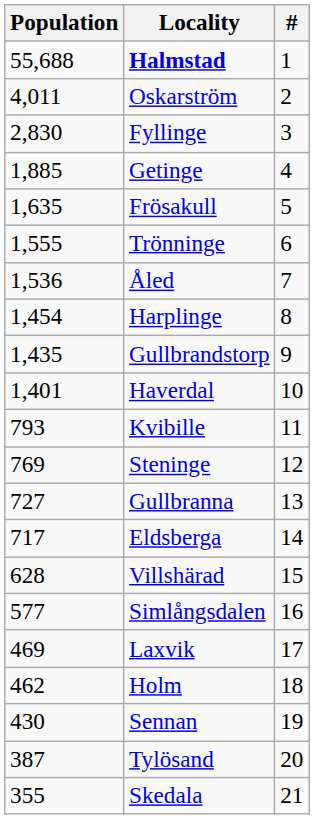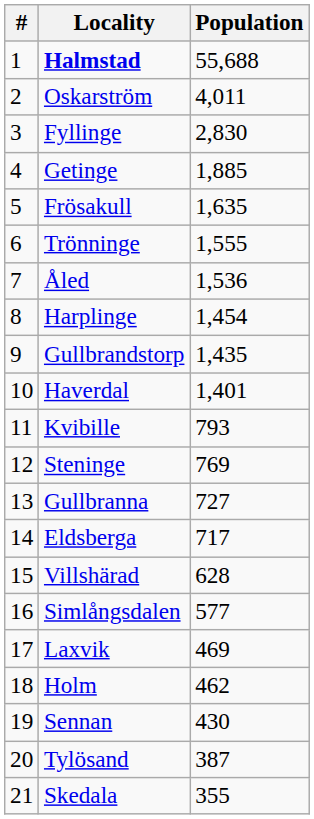columns swapped: (292, 22) <-> (64, 22)
